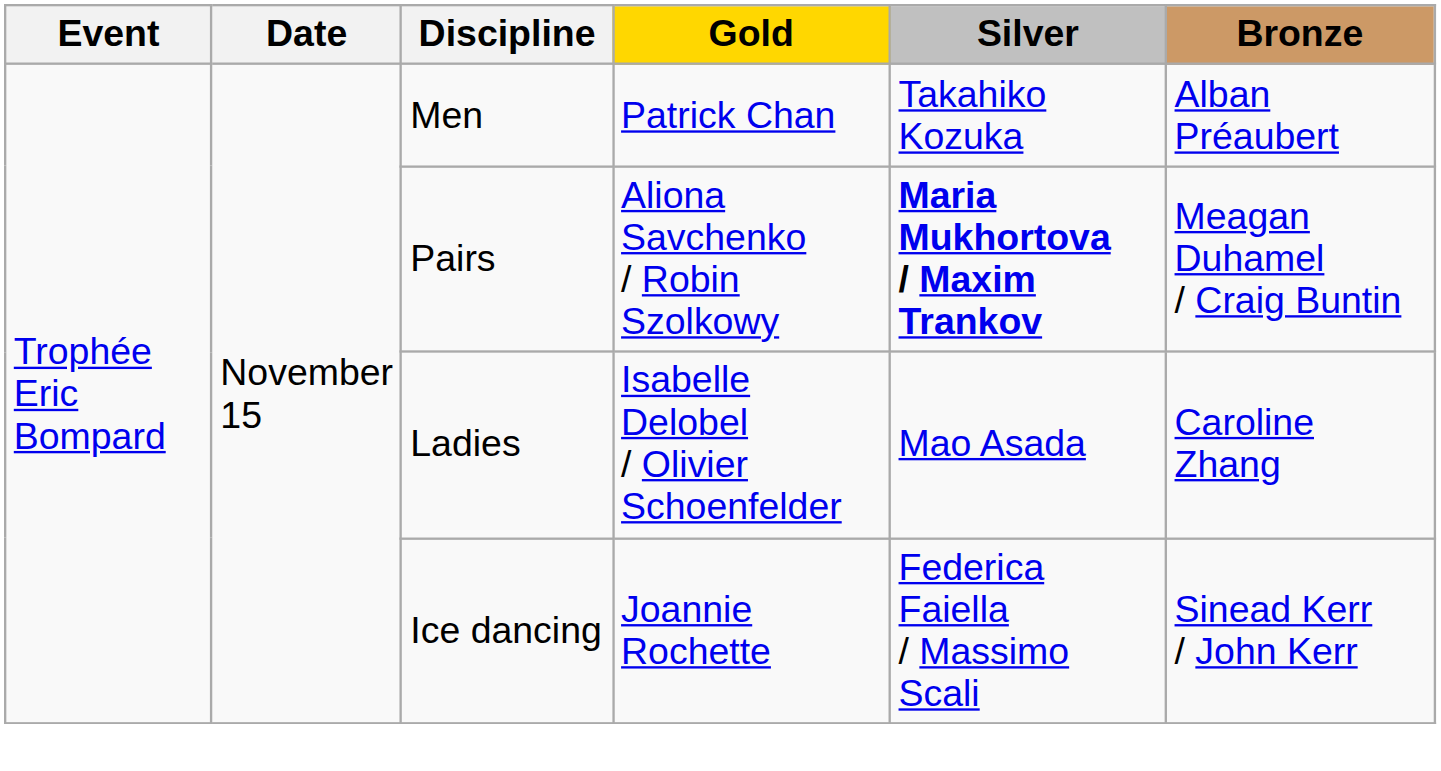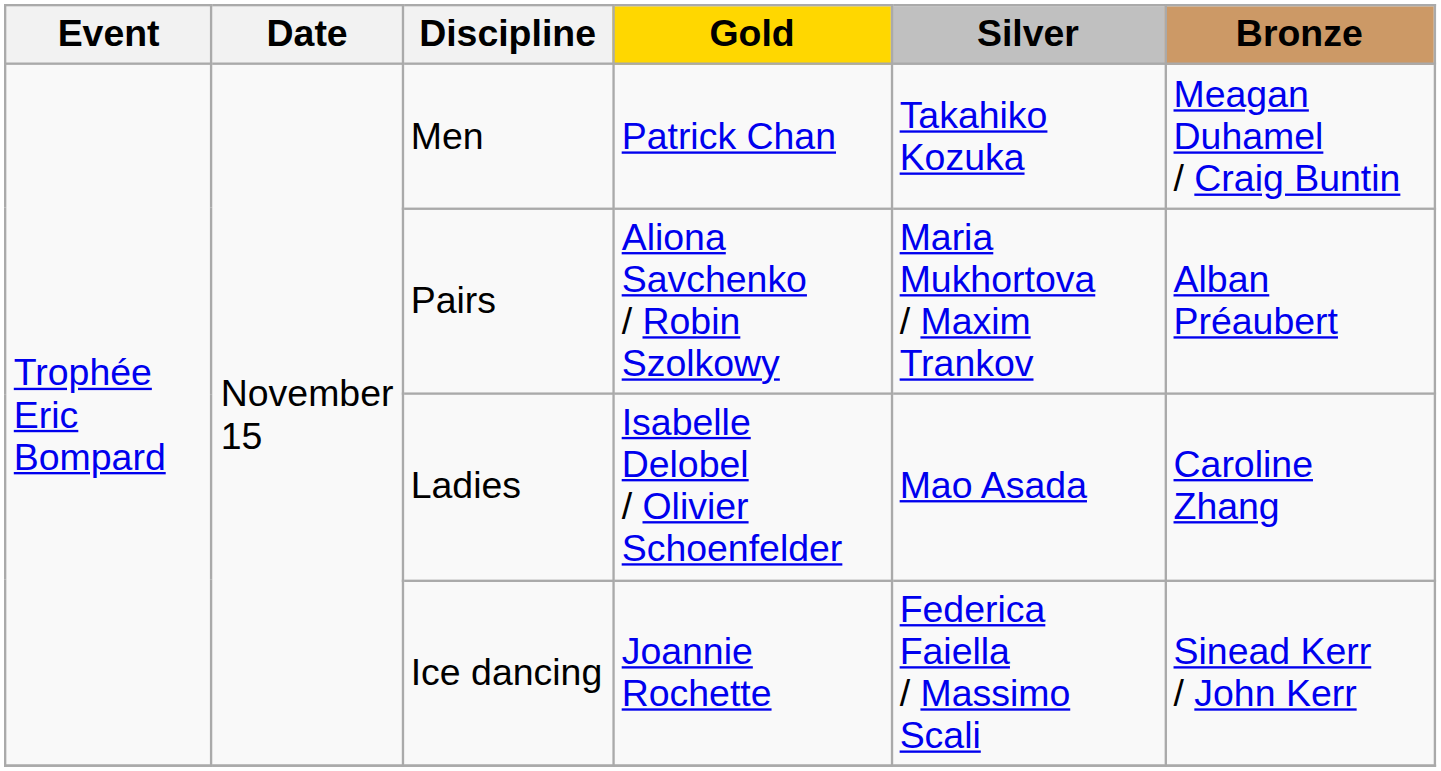(1257, 114) Alban Préaubert -> (1287, 135) Meagan Duhamel / Craig Buntin
(1005, 258) bold -> (997, 300) normal
(1288, 258) Meagan Duhamel / Craig Buntin -> (1256, 300) Alban Préaubert
